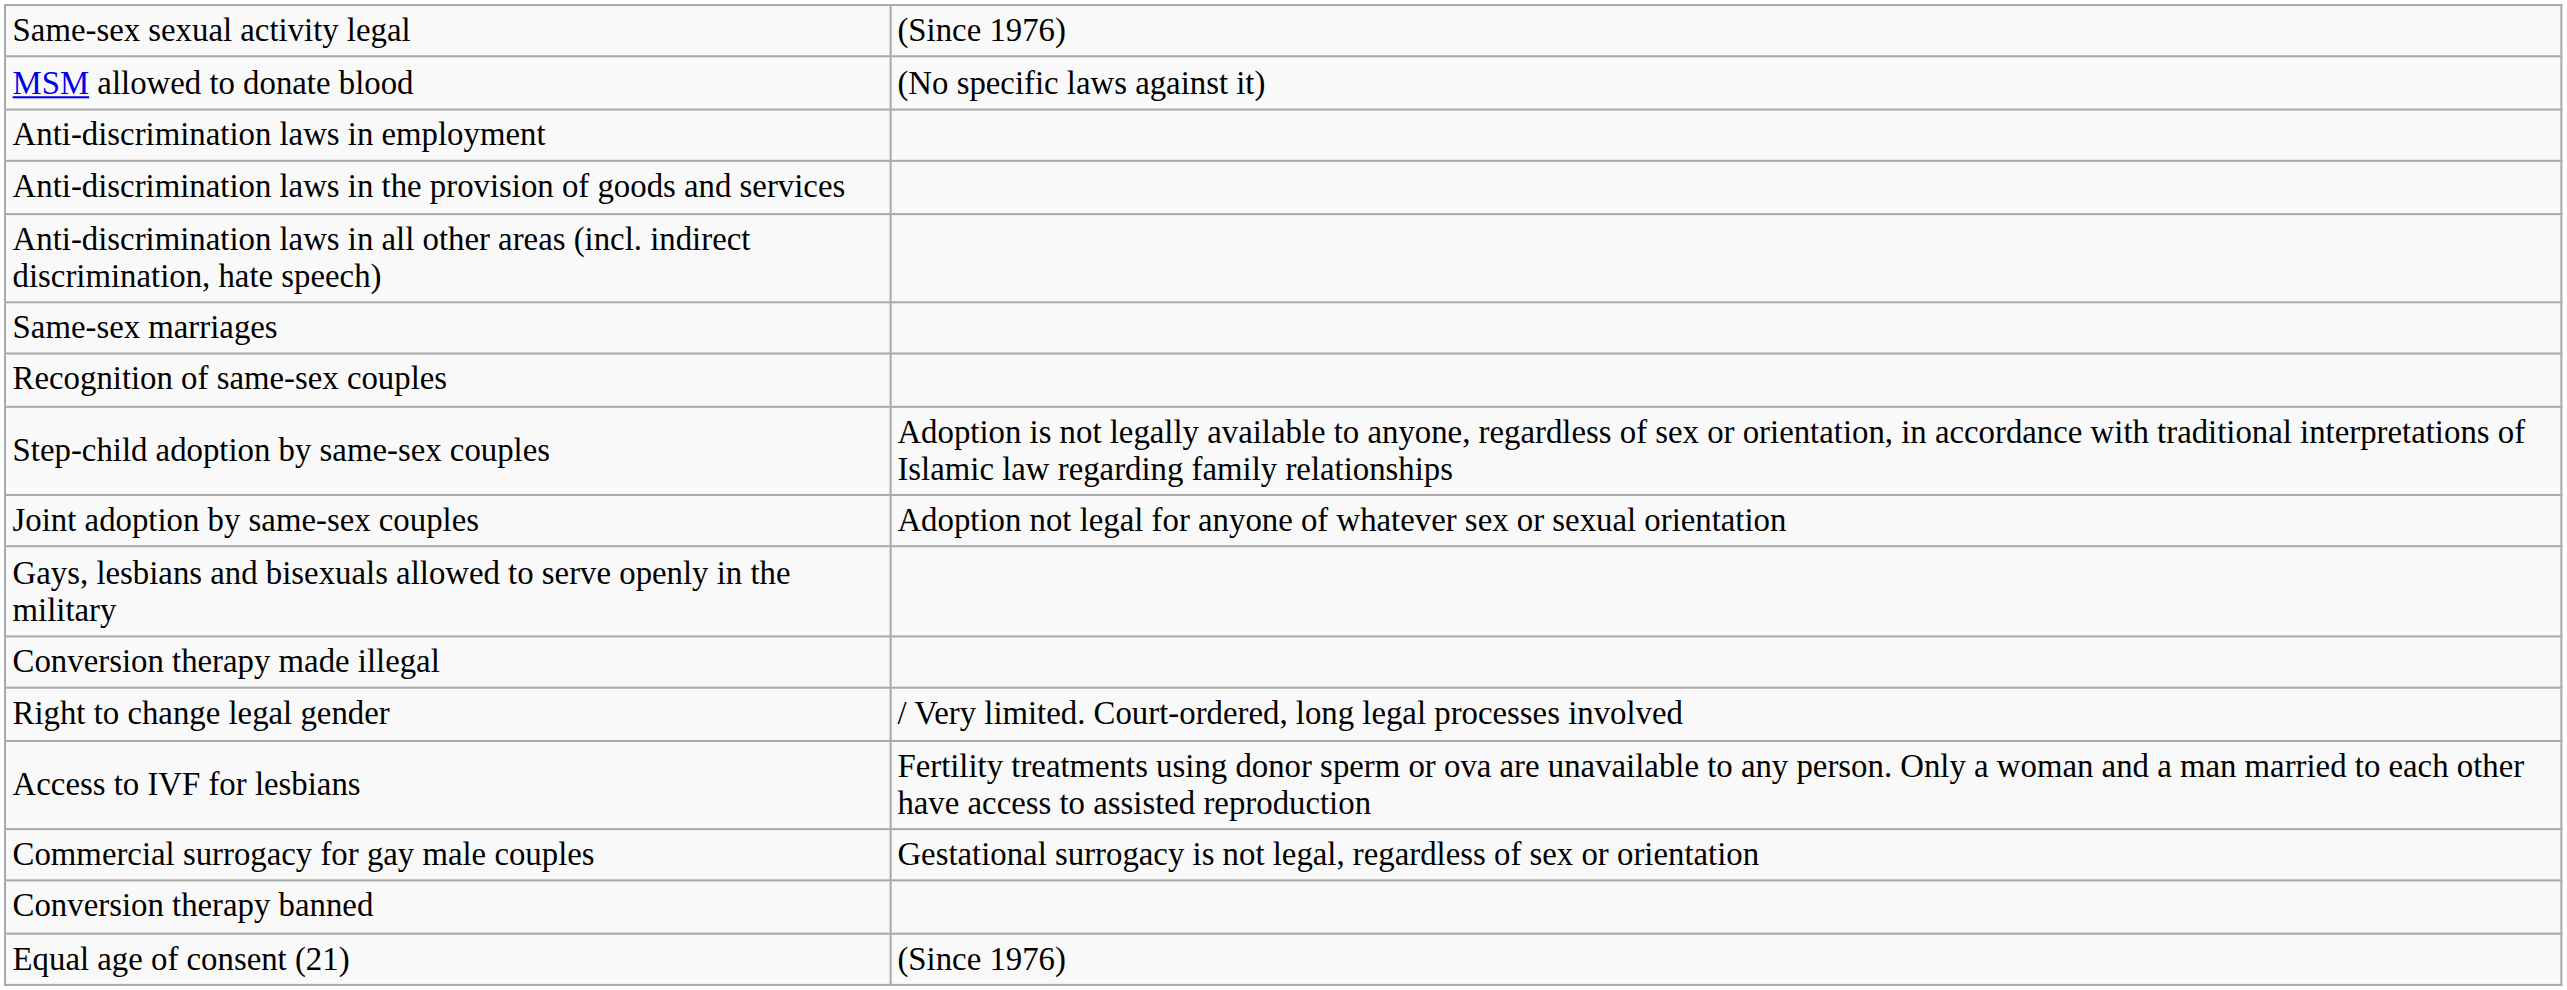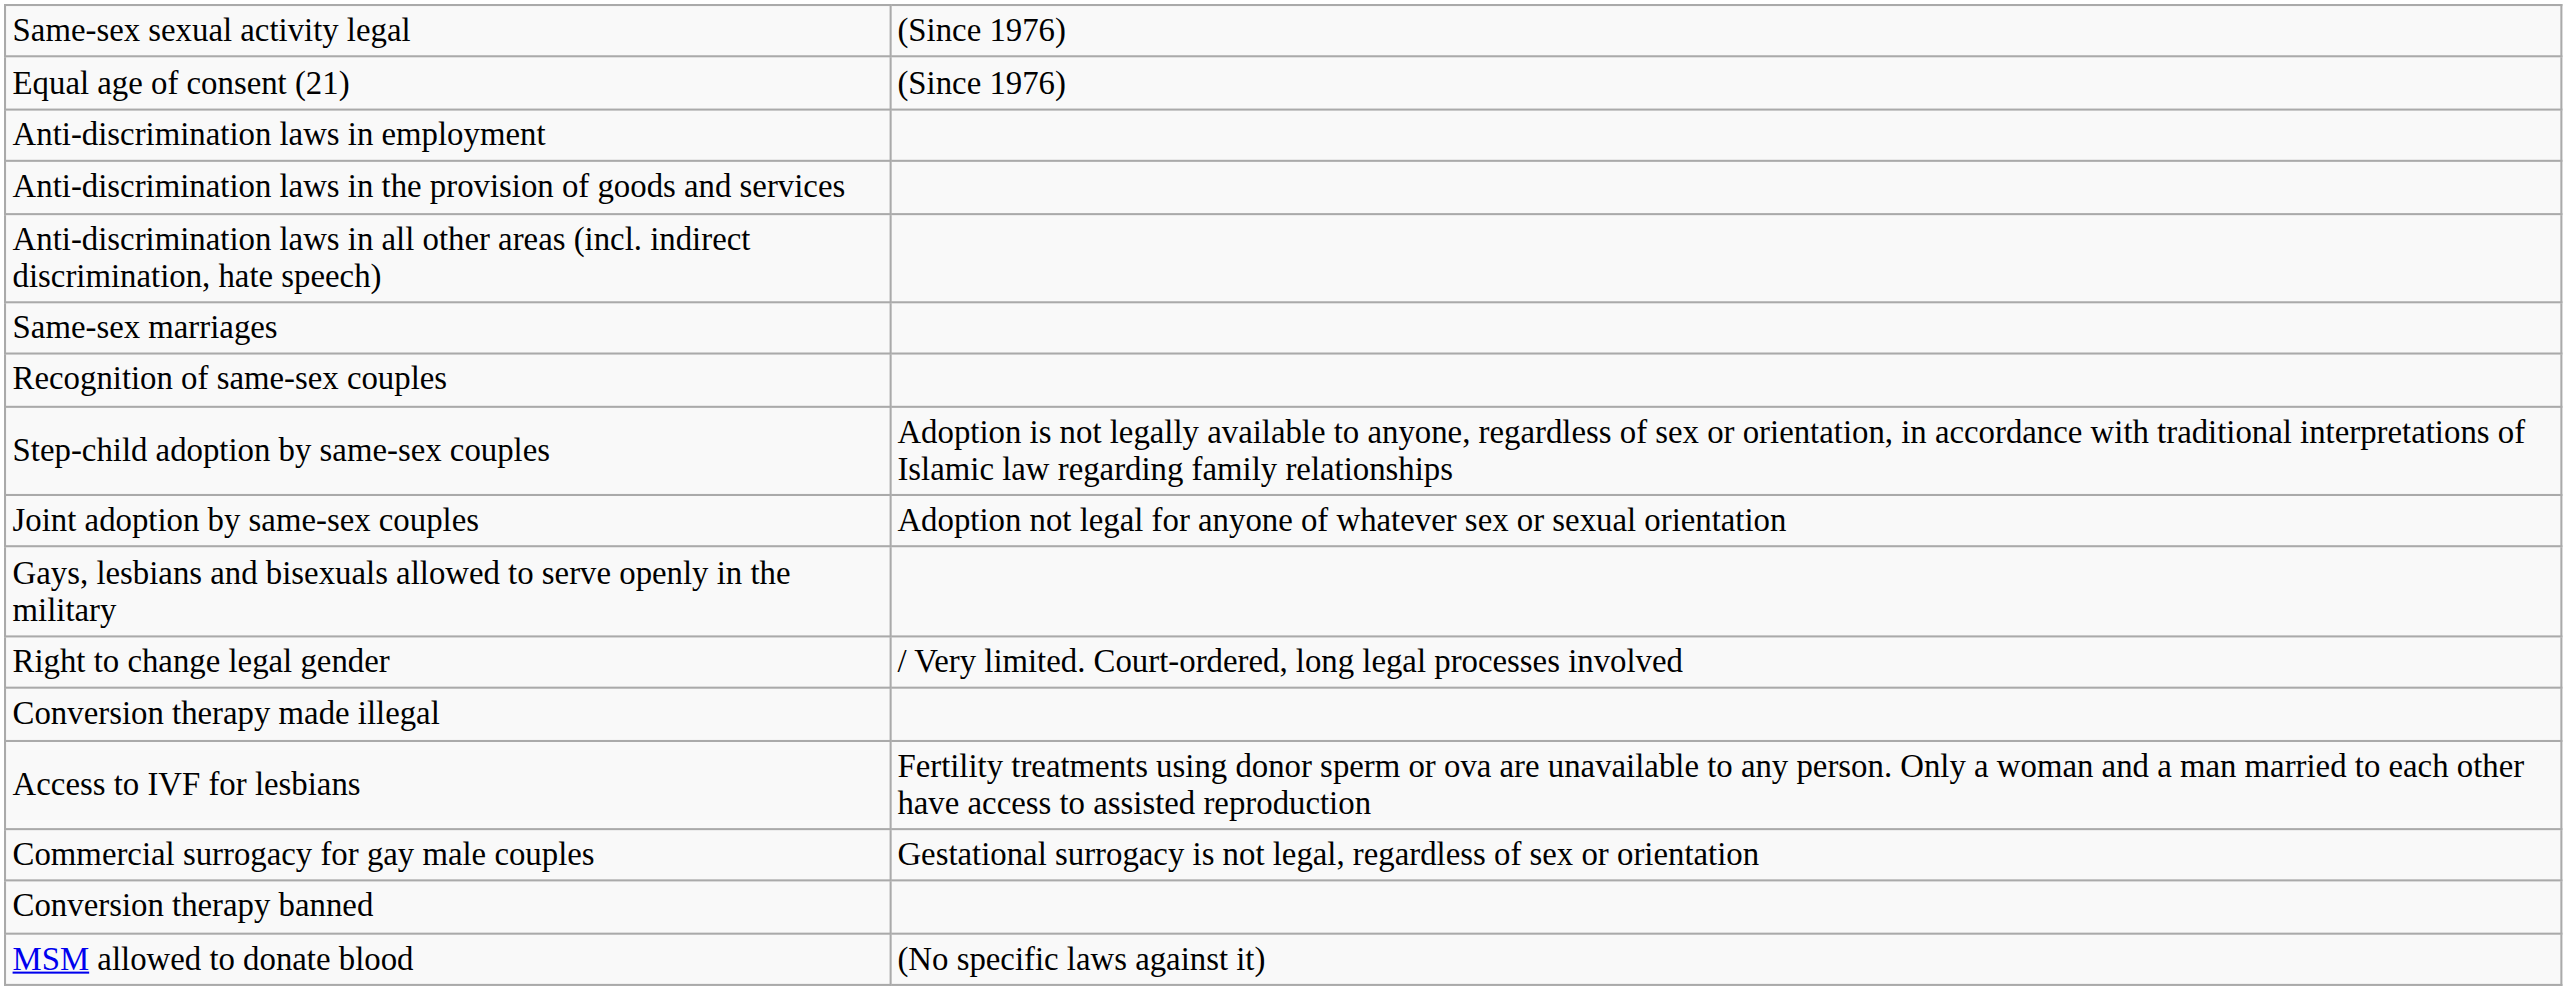rows swapped: (181, 958) <-> (213, 82)
rows swapped: (201, 713) <-> (226, 661)
